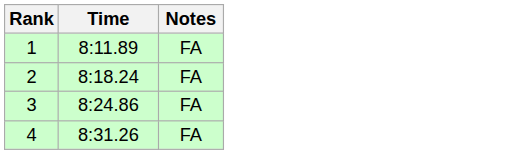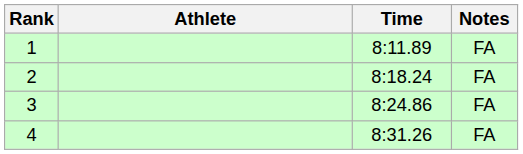+ column: (205, 18)
